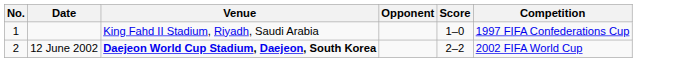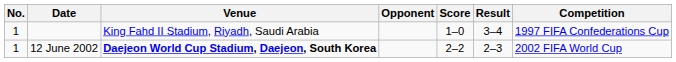+ column: (493, 13)
(16, 48) 2 -> (16, 48) 1
